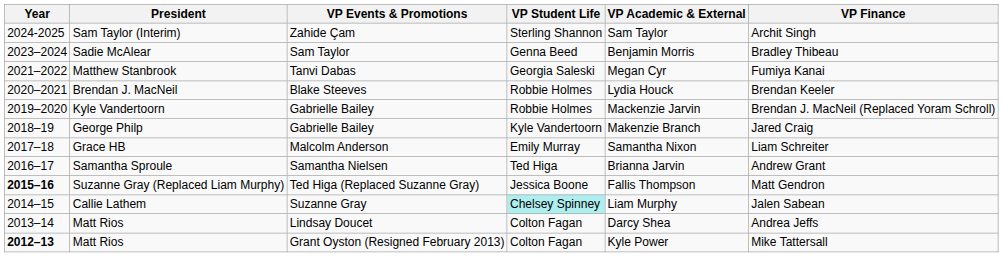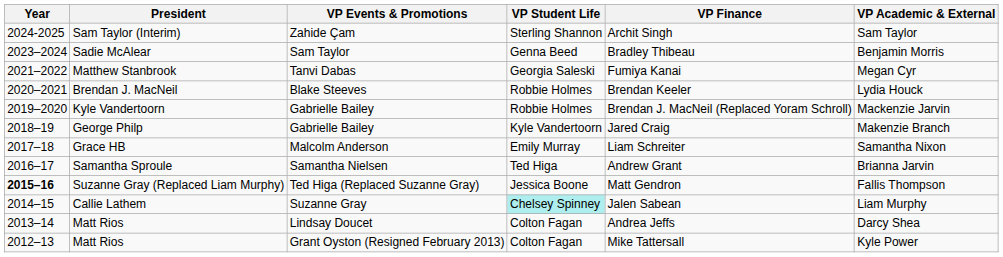columns swapped: (677, 14) <-> (873, 14)
(31, 242) bold -> (31, 242) normal
